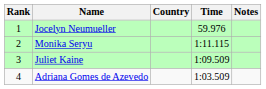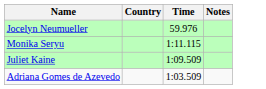- column: (18, 12)
